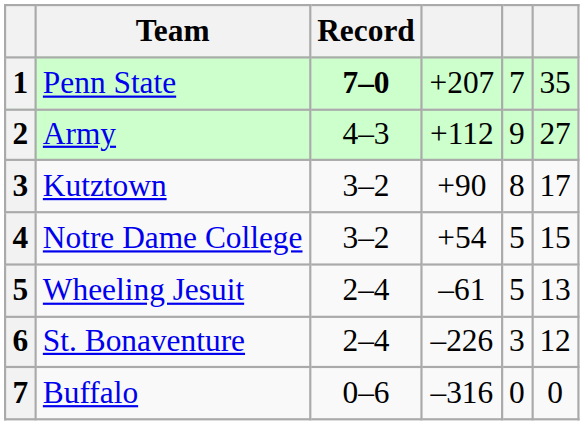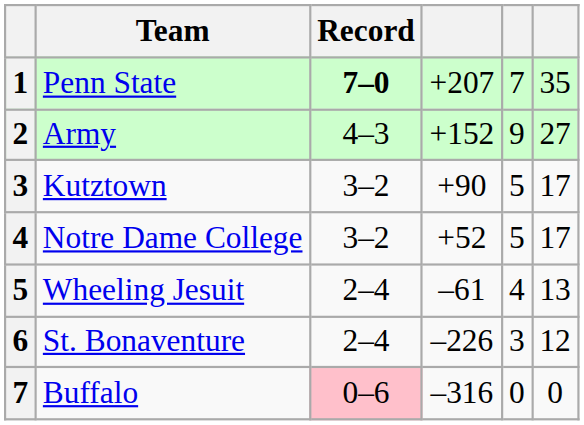(462, 134) +112 -> (462, 134) +152
(517, 186) 8 -> (517, 186) 5
(462, 237) +54 -> (462, 237) +52
(555, 237) 15 -> (555, 237) 17
(517, 289) 5 -> (517, 289) 4
(366, 393) no background -> (366, 393) pink background
